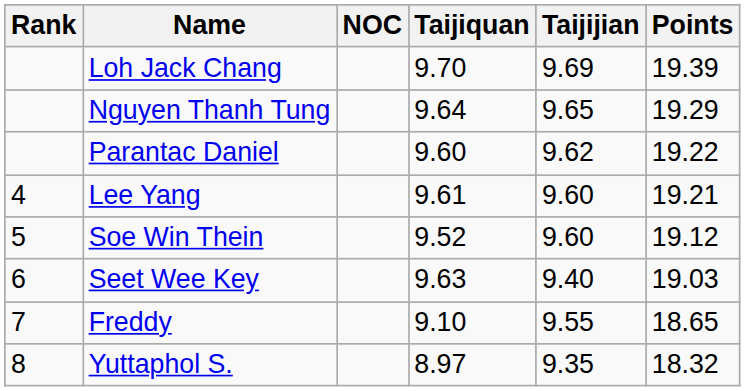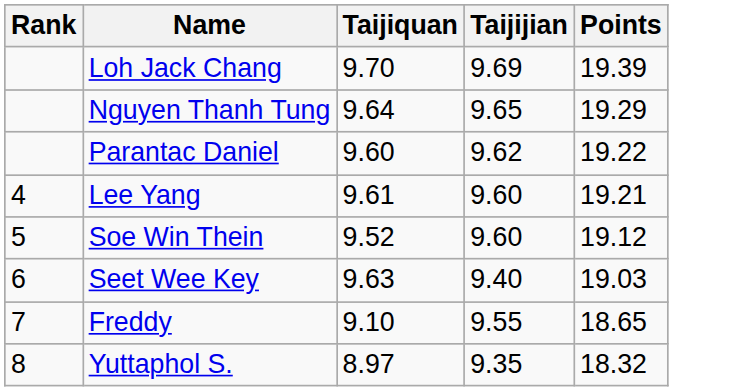- column: (372, 25)
